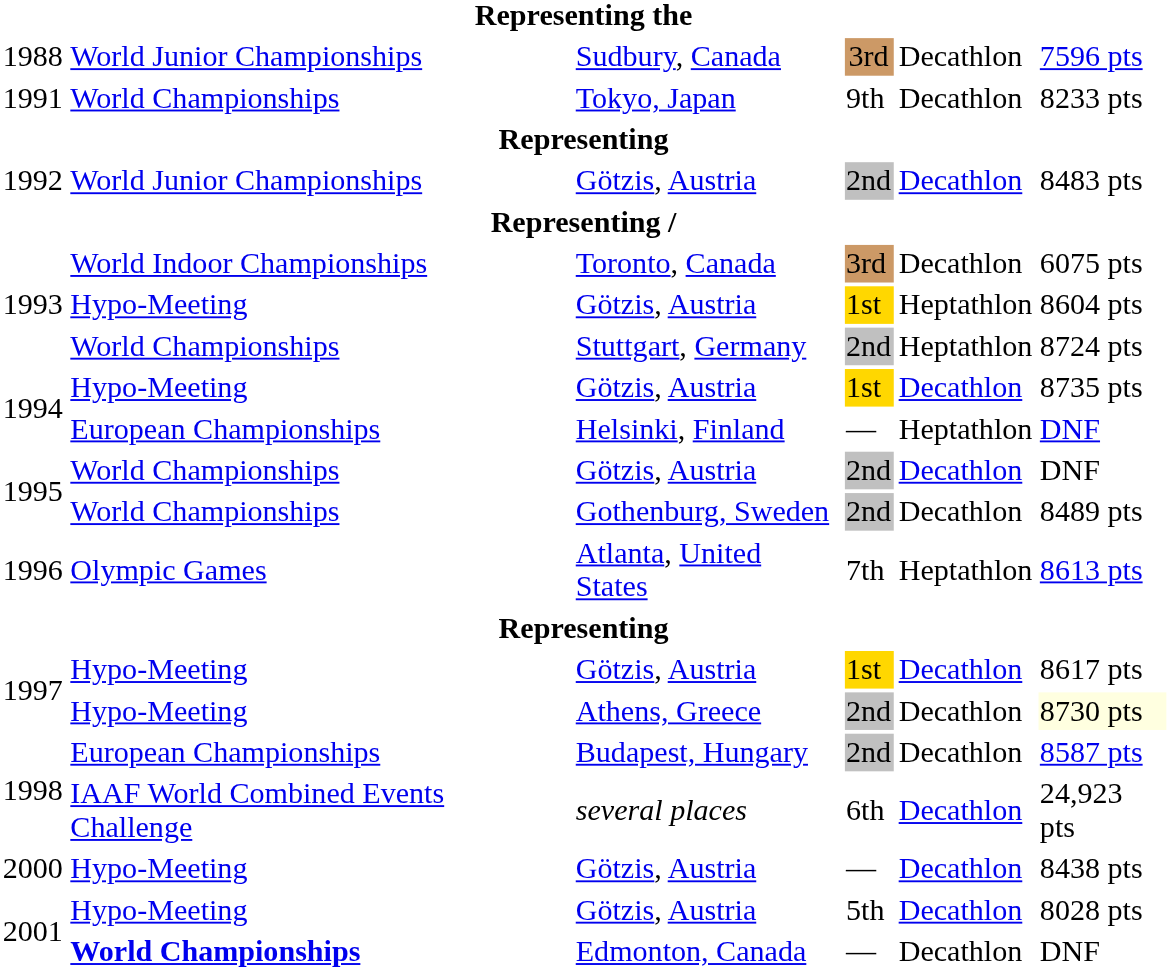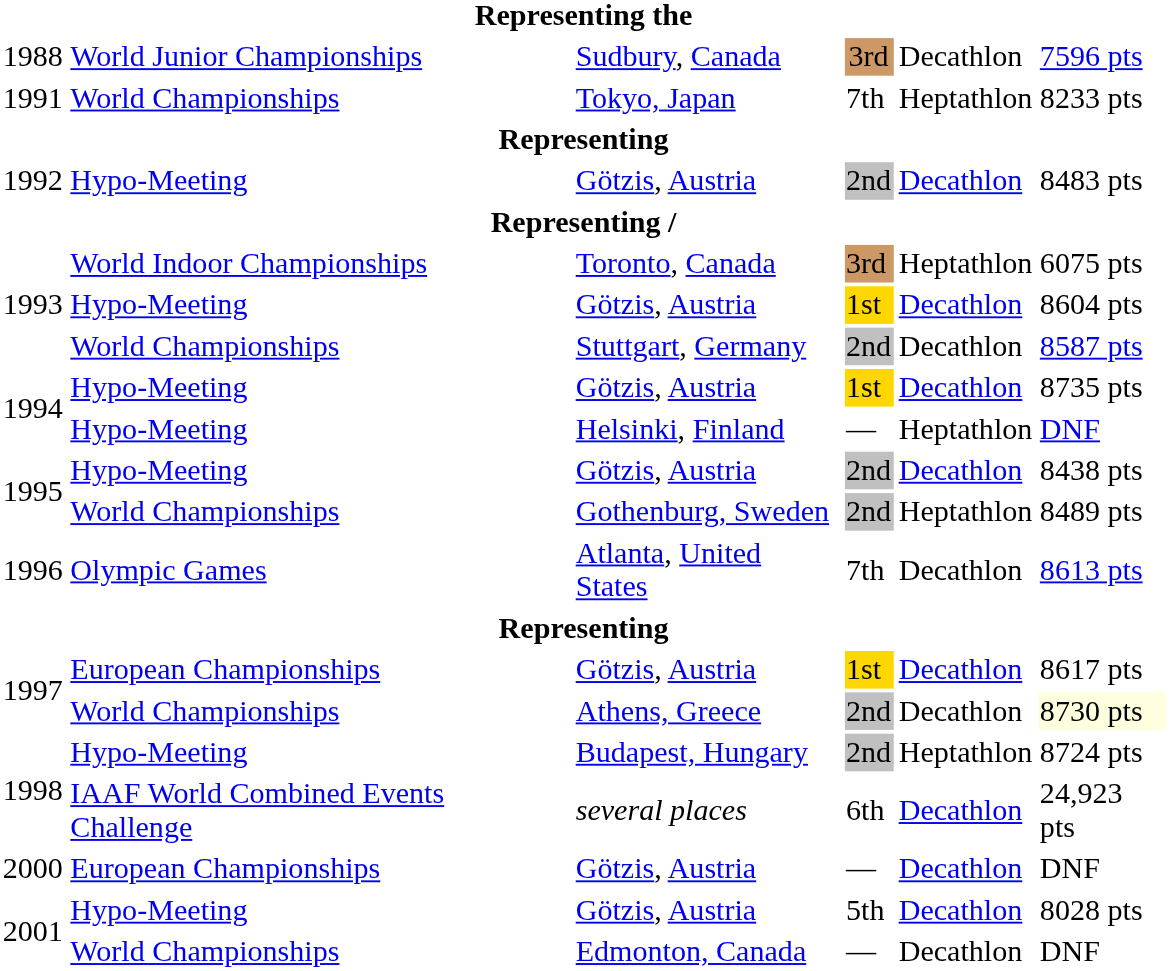(865, 97) 9th -> (865, 97) 7th
(960, 97) Decathlon -> (965, 97) Heptathlon
(246, 180) World Junior Championships -> (159, 180) Hypo-Meeting
(960, 263) Decathlon -> (965, 263) Heptathlon
(965, 304) Heptathlon -> (960, 304) Decathlon
(965, 346) Heptathlon -> (960, 346) Decathlon
(1091, 346) 8724 pts -> (1091, 346) 8587 pts
(225, 428) European Championships -> (159, 428) Hypo-Meeting
(205, 470) World Championships -> (159, 470) Hypo-Meeting
(1070, 470) DNF -> (1091, 470) 8438 pts
(960, 511) Decathlon -> (965, 511) Heptathlon
(965, 569) Heptathlon -> (960, 569) Decathlon
(159, 669) Hypo-Meeting -> (225, 669) European Championships
(159, 710) Hypo-Meeting -> (205, 710) World Championships
(225, 752) European Championships -> (159, 752) Hypo-Meeting
(960, 752) Decathlon -> (965, 752) Heptathlon
(1091, 752) 8587 pts -> (1091, 752) 8724 pts
(159, 868) Hypo-Meeting -> (225, 868) European Championships
(1091, 868) 8438 pts -> (1070, 868) DNF
(215, 951) bold -> (205, 951) normal
